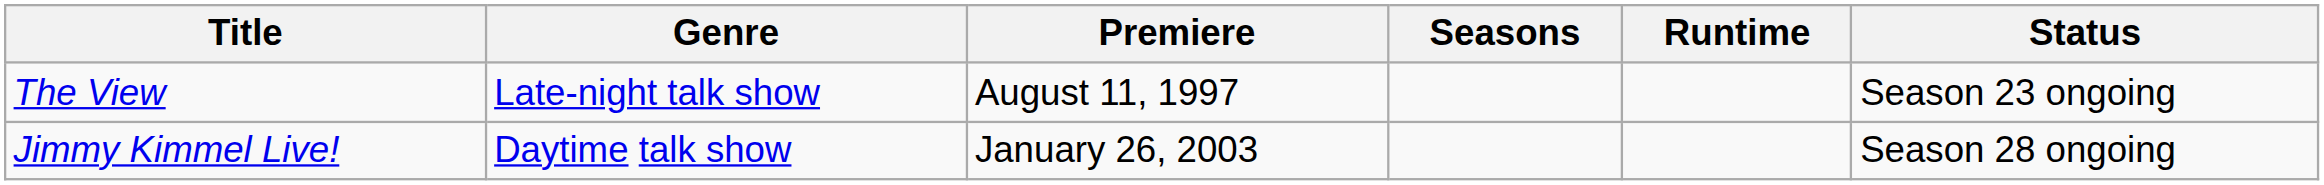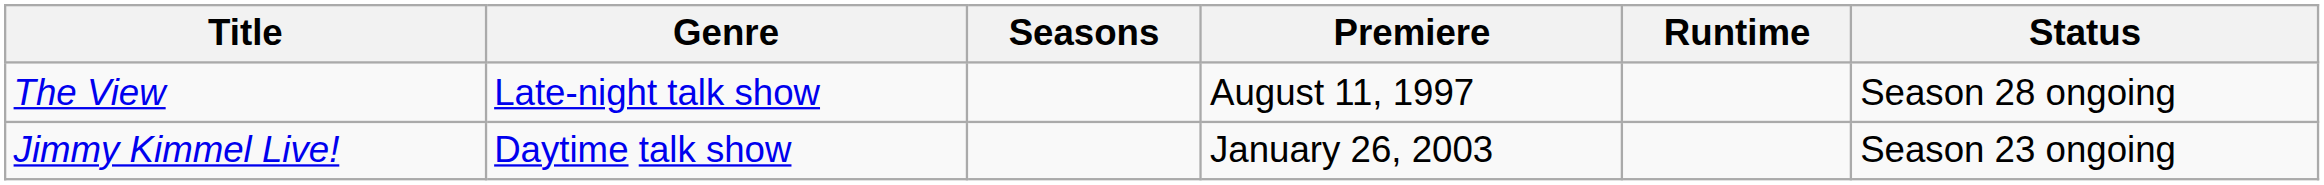columns swapped: (1177, 33) <-> (1505, 33)
(2018, 91) Season 23 ongoing -> (2018, 91) Season 28 ongoing
(2018, 149) Season 28 ongoing -> (2018, 149) Season 23 ongoing
